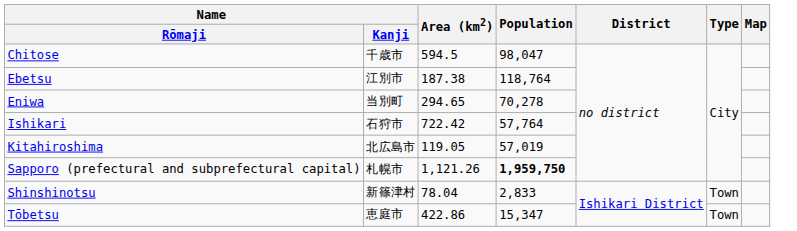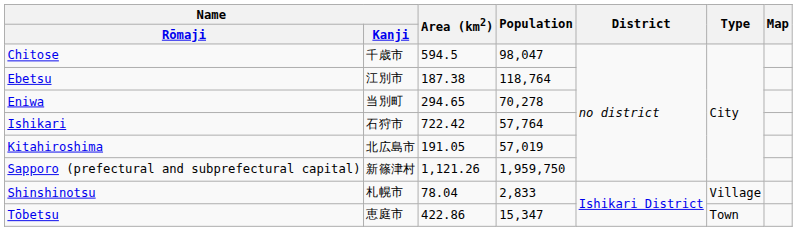(443, 147) 119.05 -> (443, 147) 191.05
(385, 169) 札幌市 -> (391, 169) 新篠津村
(532, 169) bold -> (532, 169) normal
(391, 192) 新篠津村 -> (385, 192) 札幌市
(724, 192) Town -> (735, 192) Village
